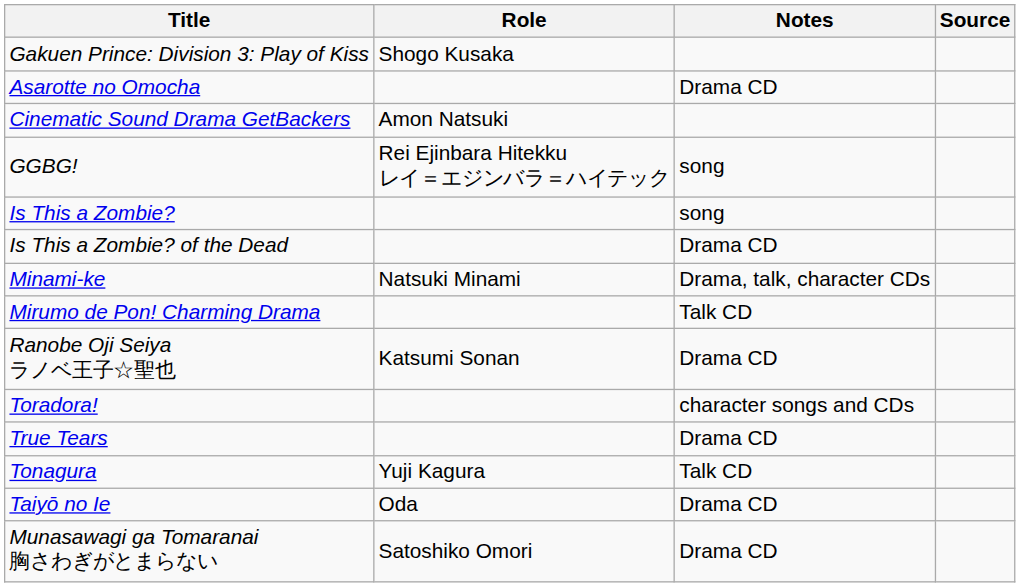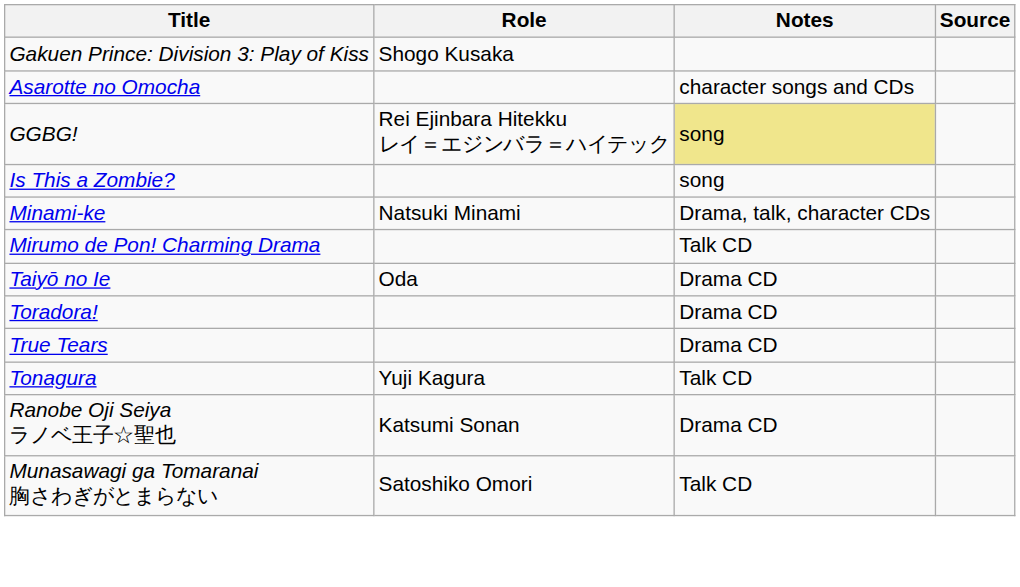(728, 86) Drama CD -> (797, 86) character songs and CDs
- row: (180, 119)
(702, 166) no background -> (702, 133) khaki background
- row: (149, 246)
rows swapped: (60, 504) <-> (93, 357)
(797, 405) character songs and CDs -> (728, 312) Drama CD
(728, 551) Drama CD -> (716, 485) Talk CD
